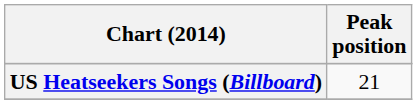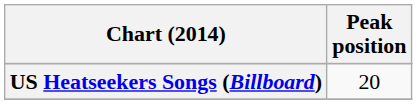(369, 81) 21 -> (369, 81) 20
